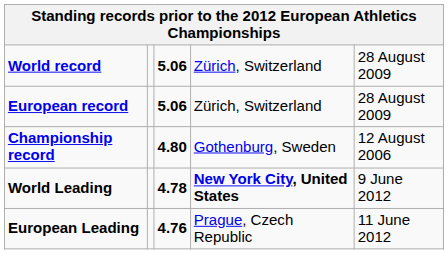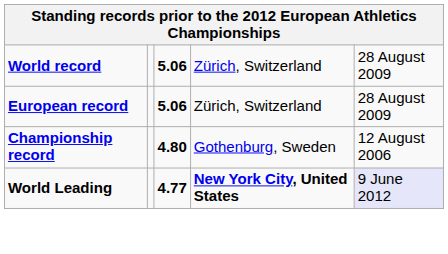(172, 187) 4.78 -> (172, 187) 4.77
(380, 187) no background -> (380, 187) lavender background
- row: (74, 228)
